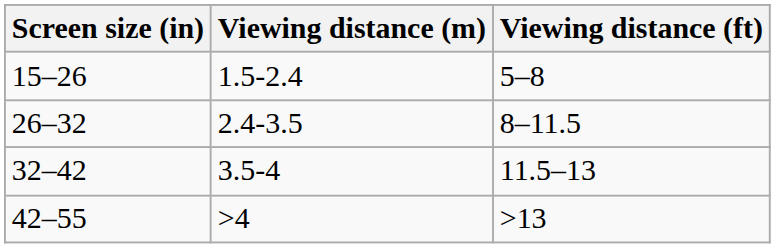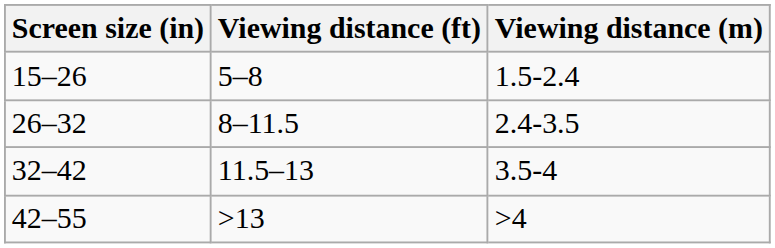columns swapped: (631, 28) <-> (352, 28)
